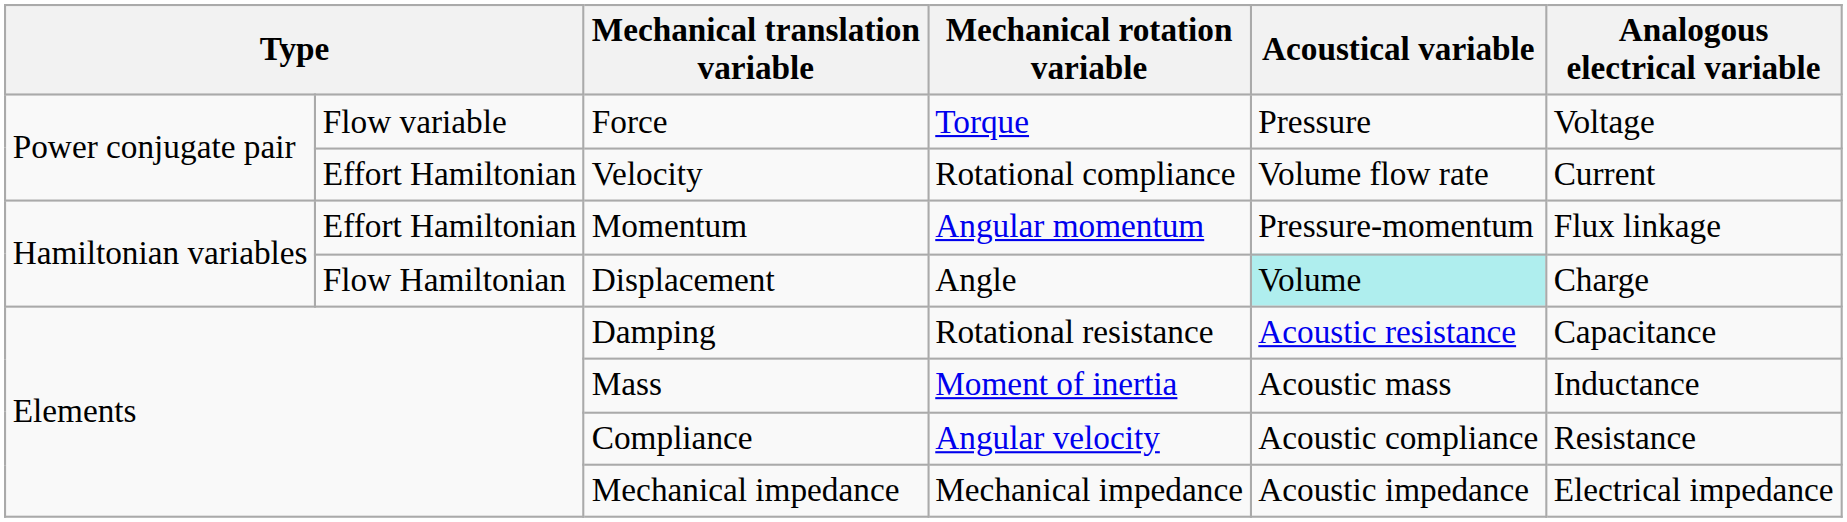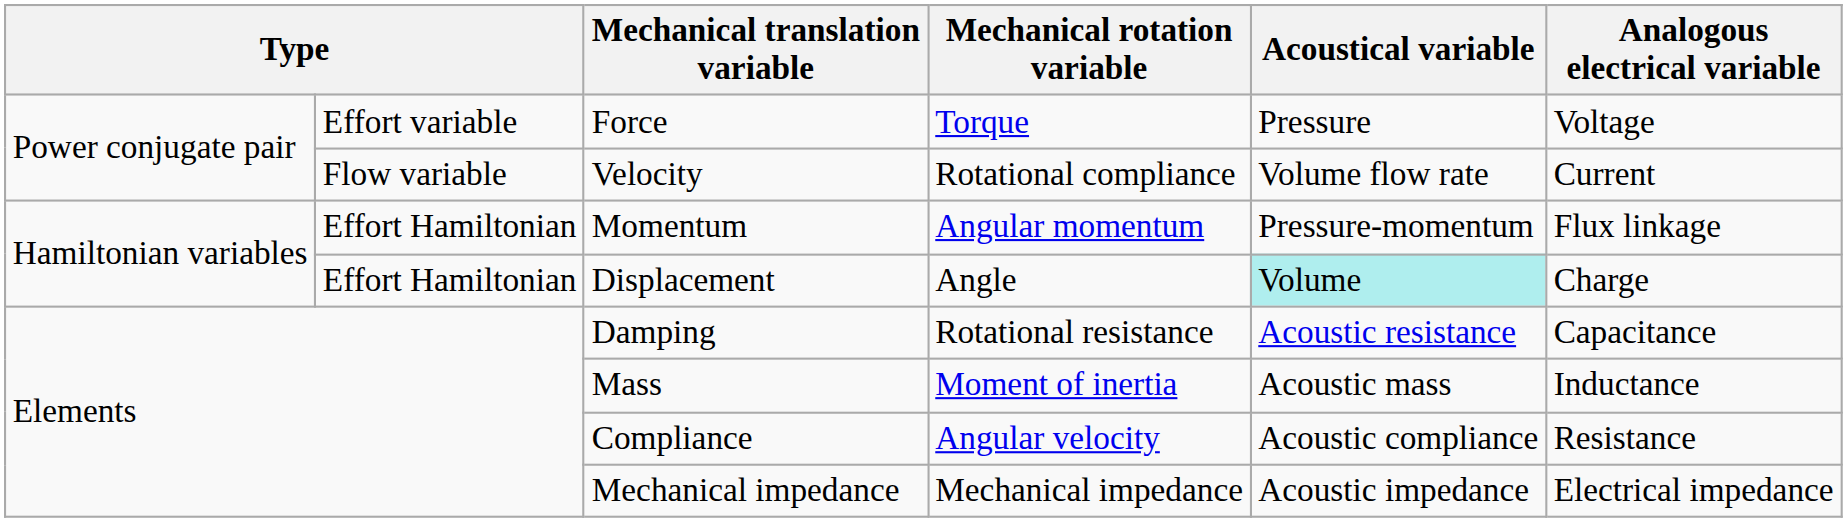(415, 121) Flow variable -> (420, 121) Effort variable
(450, 173) Effort Hamiltonian -> (415, 173) Flow variable
(444, 279) Flow Hamiltonian -> (450, 279) Effort Hamiltonian
